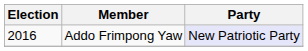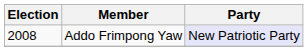(22, 35) 2016 -> (22, 35) 2008
